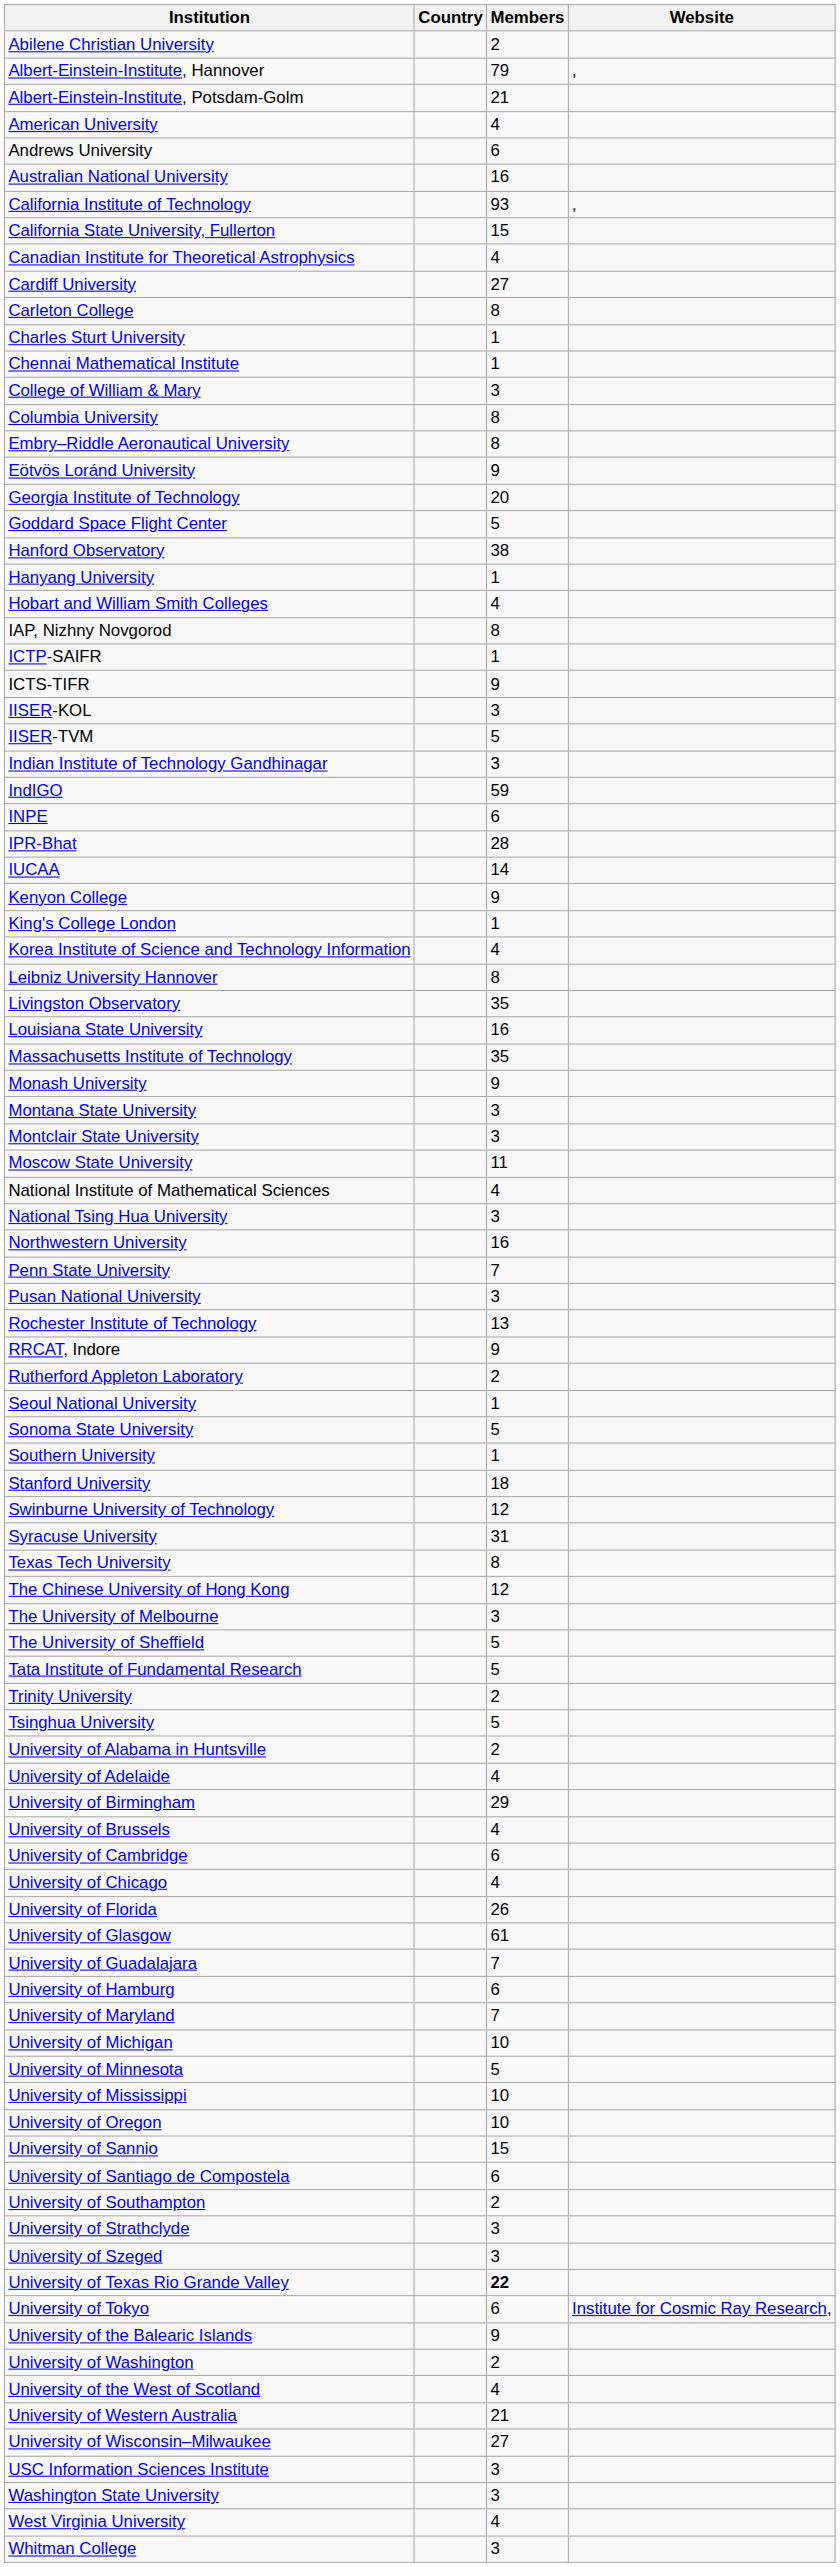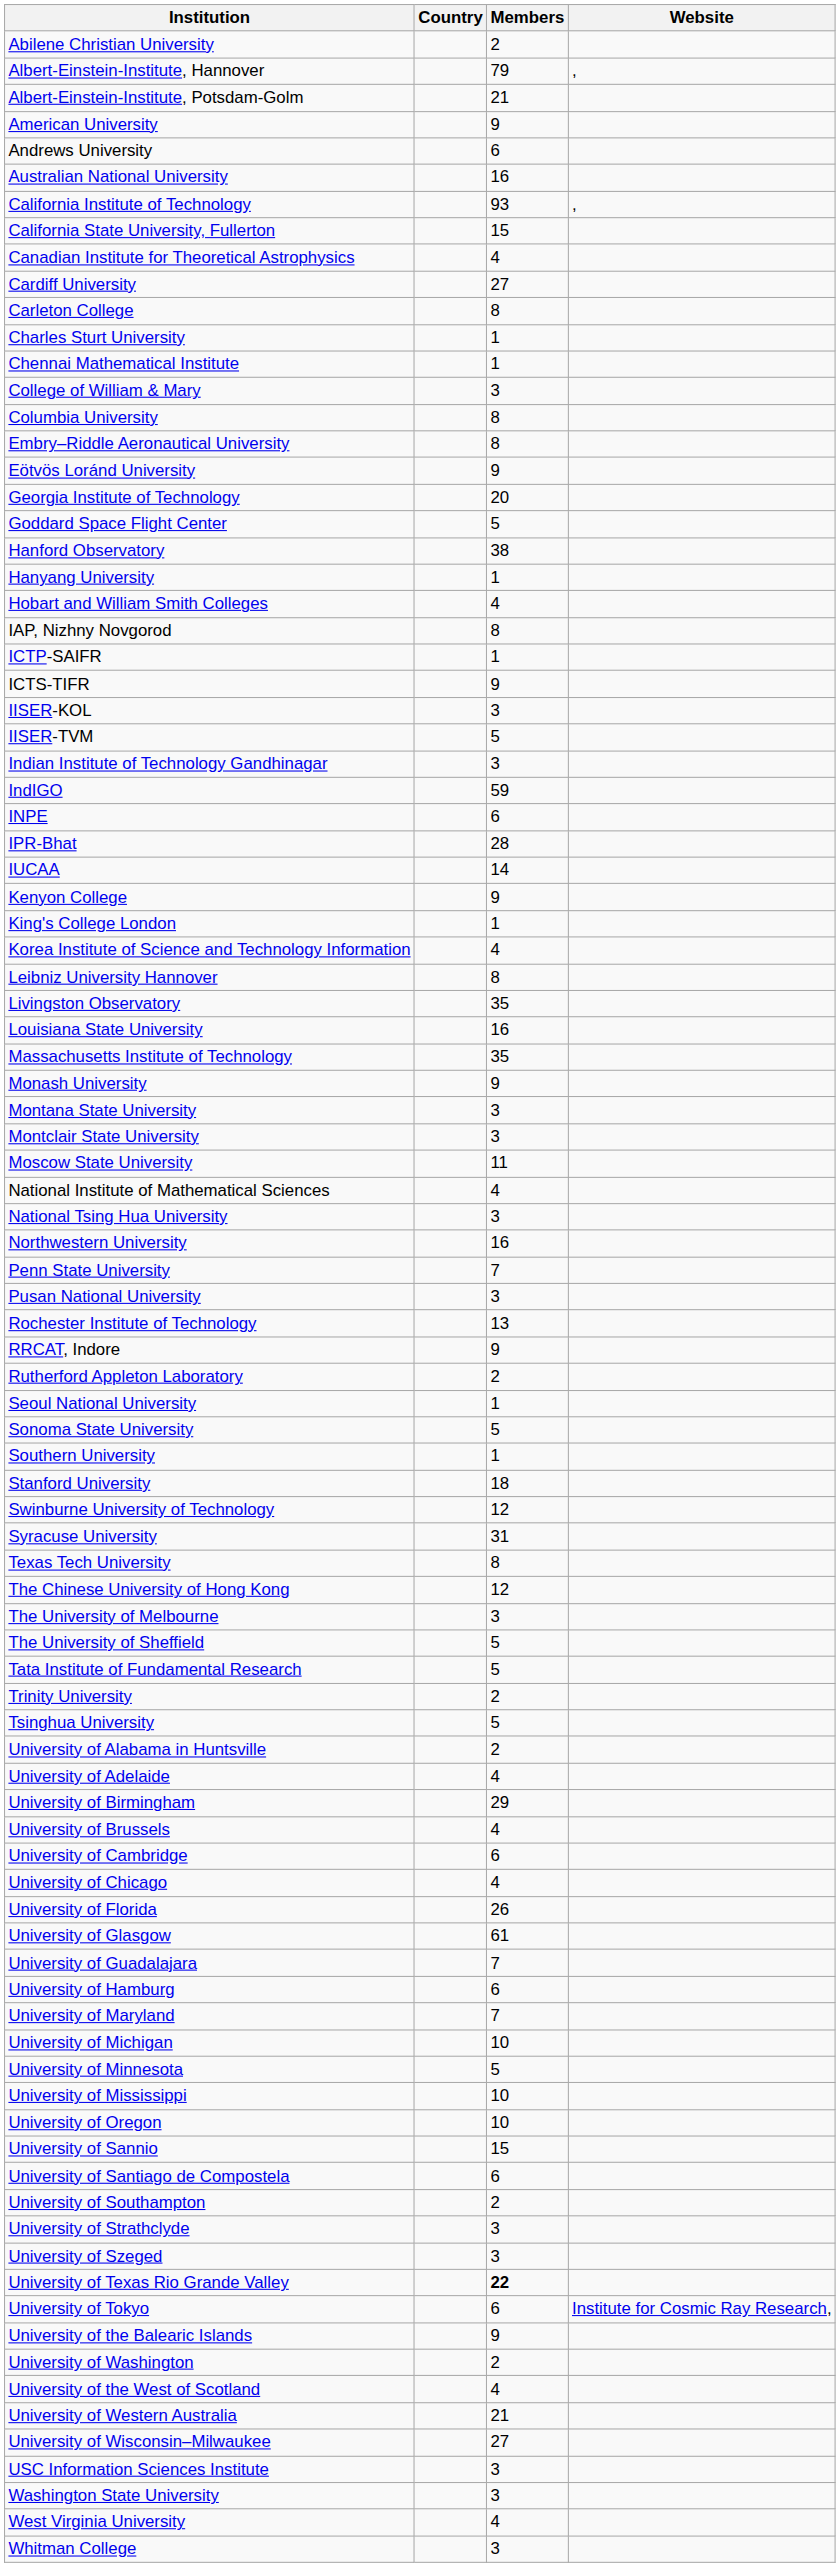(495, 124) 4 -> (495, 124) 9
